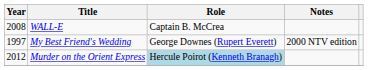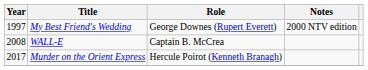rows swapped: (81, 42) <-> (47, 27)
(16, 57) 2012 -> (16, 57) 2017
(216, 57) lightblue background -> (216, 57) no background
